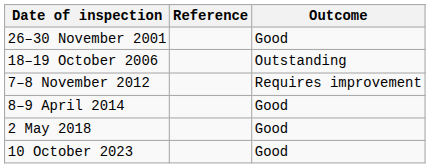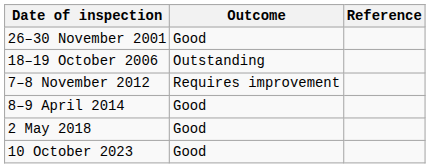columns swapped: (338, 16) <-> (211, 16)
